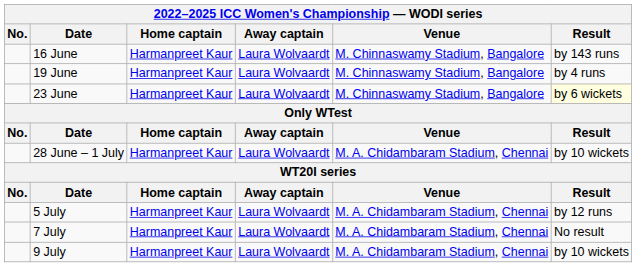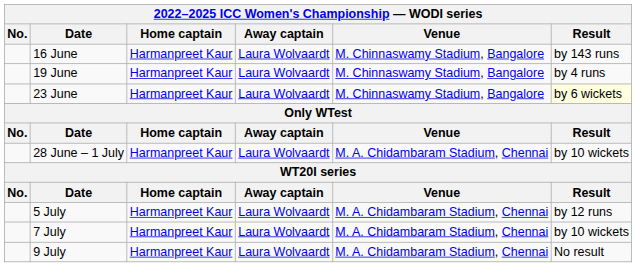(579, 232) No result -> (591, 232) by 10 wickets
(591, 251) by 10 wickets -> (579, 251) No result
